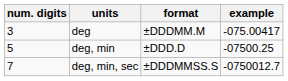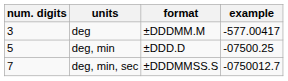(252, 31) -075.00417 -> (252, 31) -577.00417
